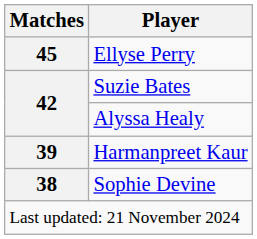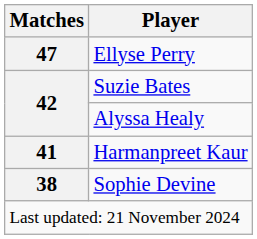(47, 53) 45 -> (47, 53) 47
(47, 151) 39 -> (47, 151) 41
